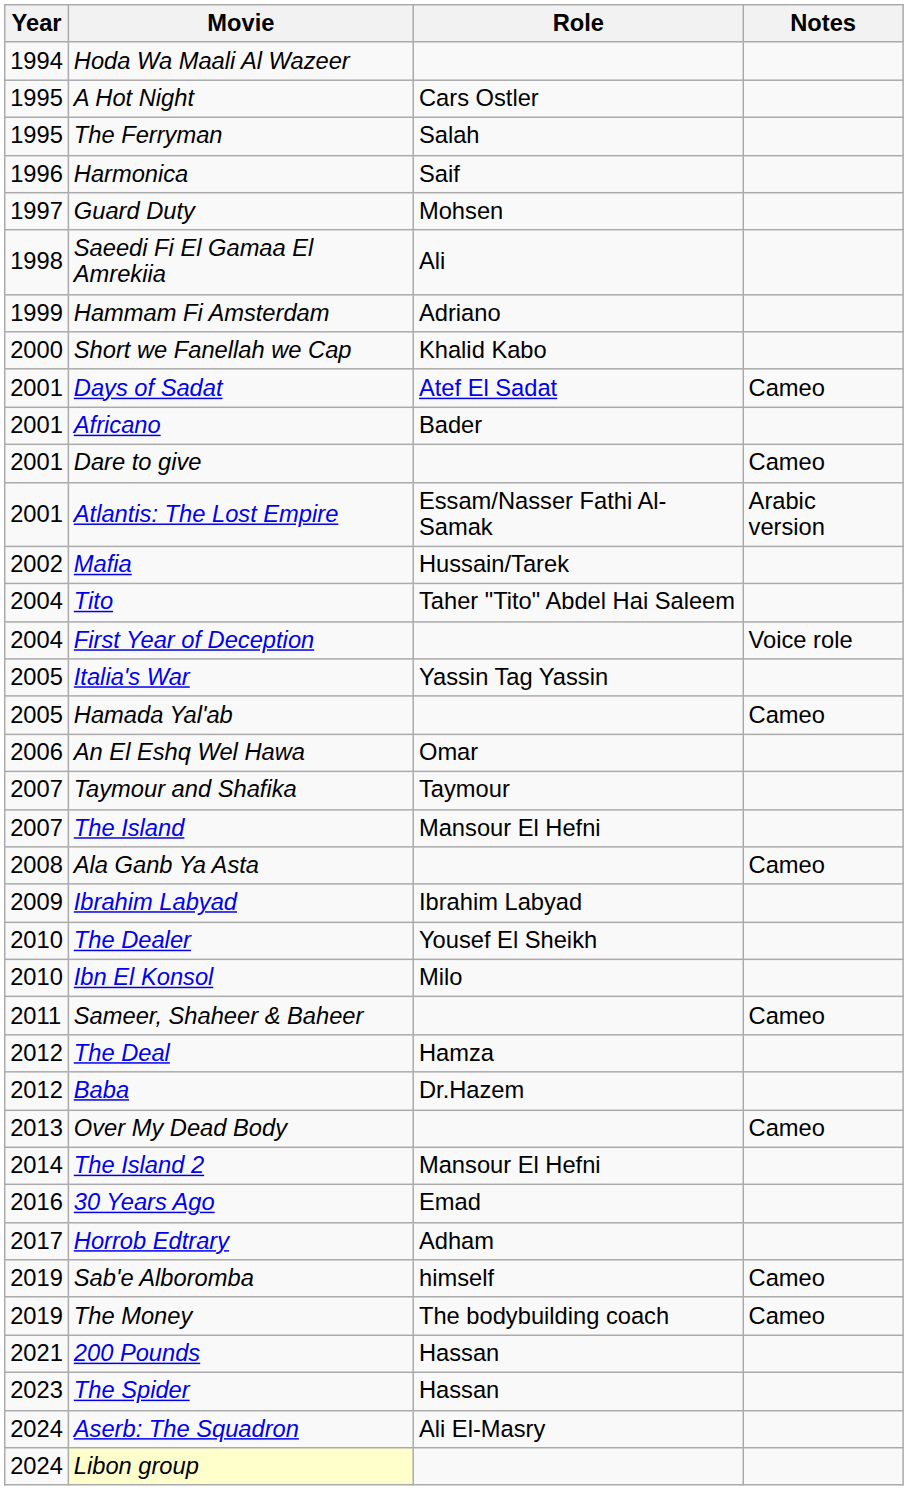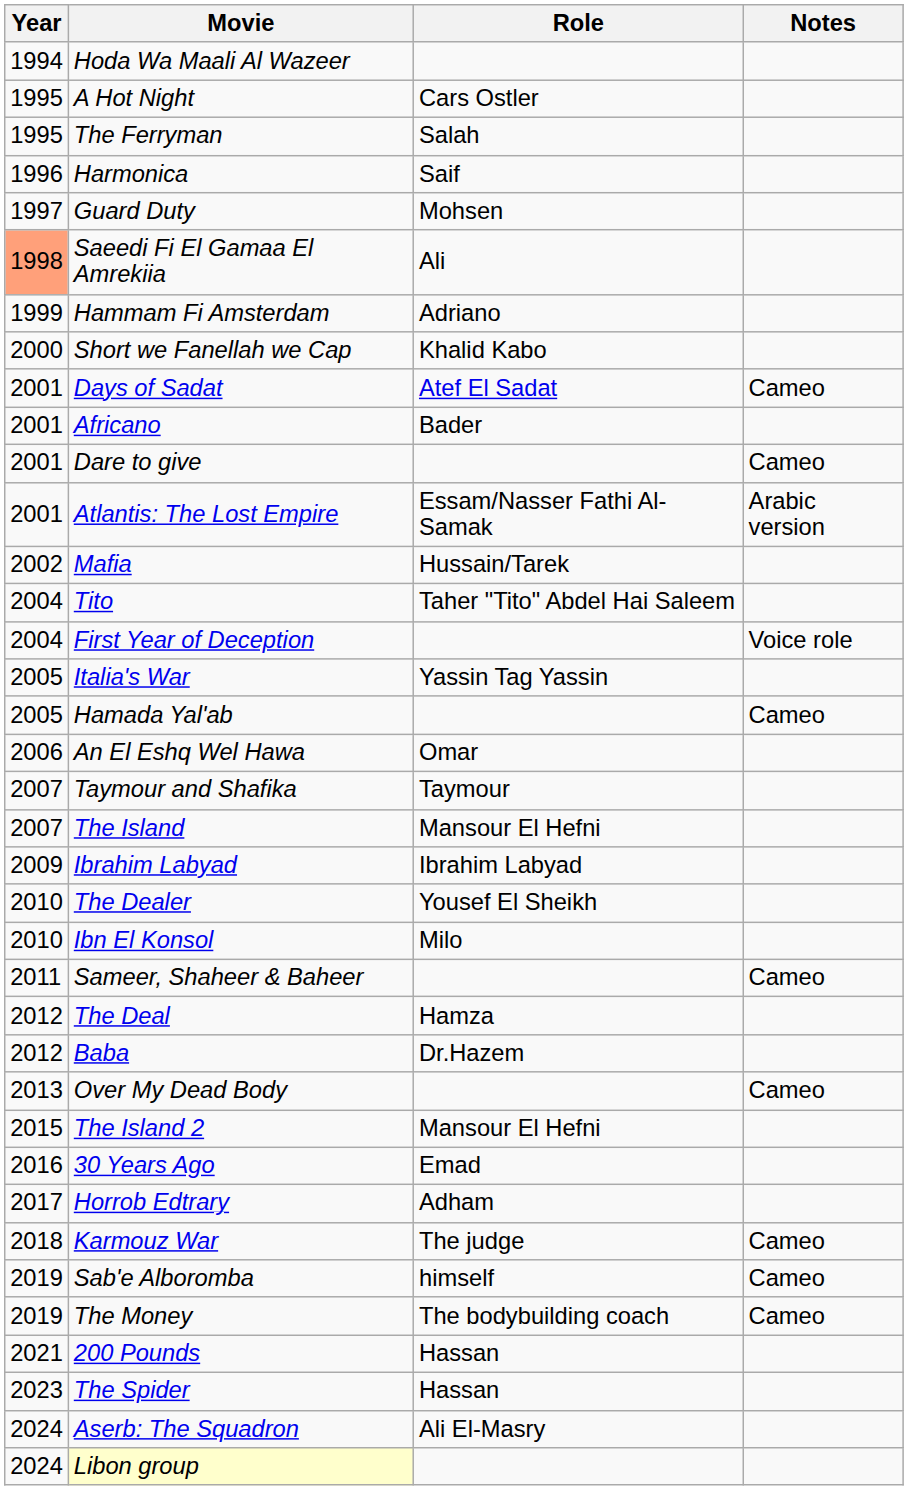(37, 261) no background -> (37, 261) lightsalmon background
- row: (166, 865)
(37, 1165) 2014 -> (37, 1128) 2015
+ row: (146, 1240)
